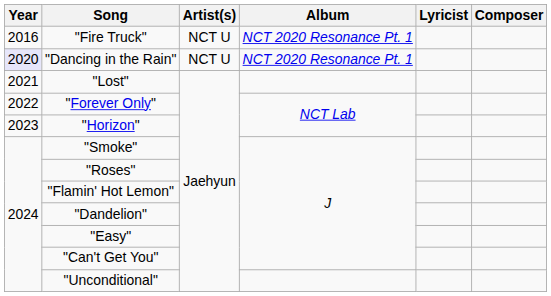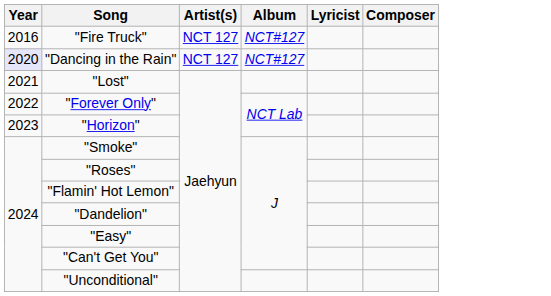(209, 37) NCT U -> (211, 37) NCT 127
(328, 37) NCT 2020 Resonance Pt. 1 -> (274, 37) NCT#127
(209, 59) NCT U -> (211, 59) NCT 127
(328, 59) NCT 2020 Resonance Pt. 1 -> (274, 59) NCT#127
